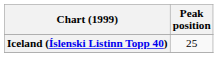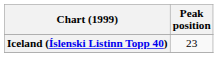(192, 43) 25 -> (192, 43) 23
